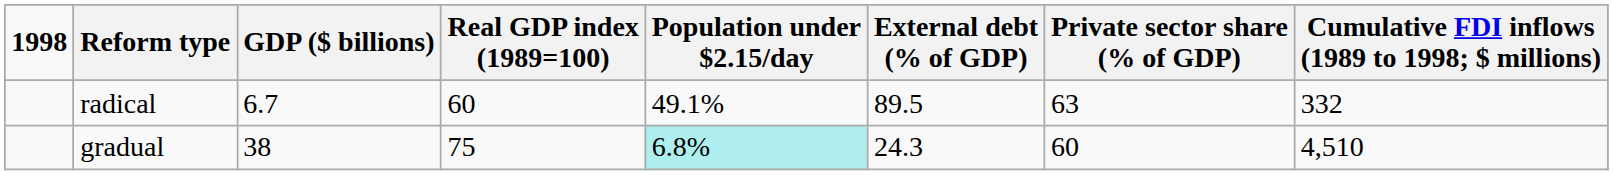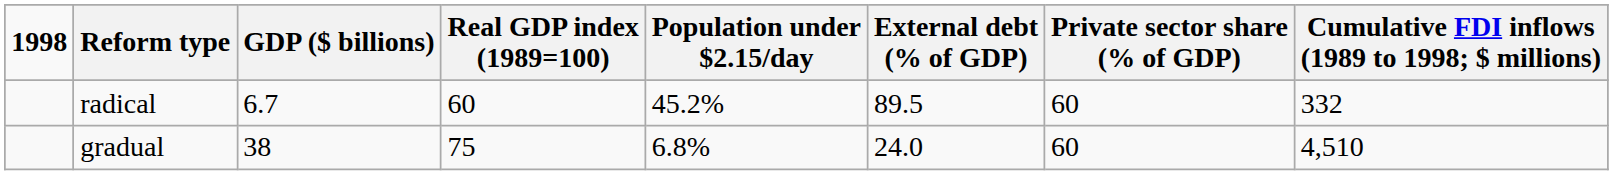(688, 102) 49.1% -> (688, 102) 45.2%
(1065, 102) 63 -> (1065, 102) 60
(681, 147) paleturquoise background -> (681, 147) no background
(898, 147) 24.3 -> (898, 147) 24.0
